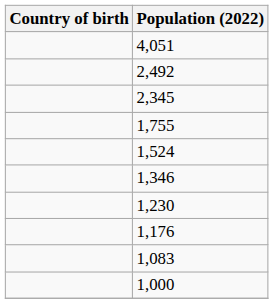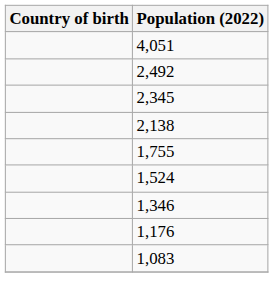+ row: (155, 125)
- row: (155, 205)
- row: (155, 285)
